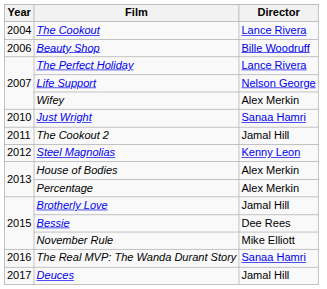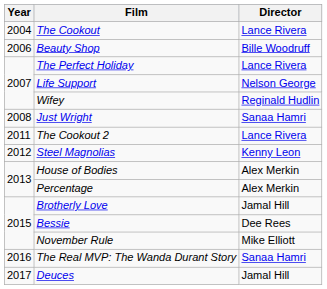(270, 100) Alex Merkin -> (280, 100) Reginald Hudlin
(19, 118) 2010 -> (19, 118) 2008
(265, 135) Jamal Hill -> (274, 135) Lance Rivera
